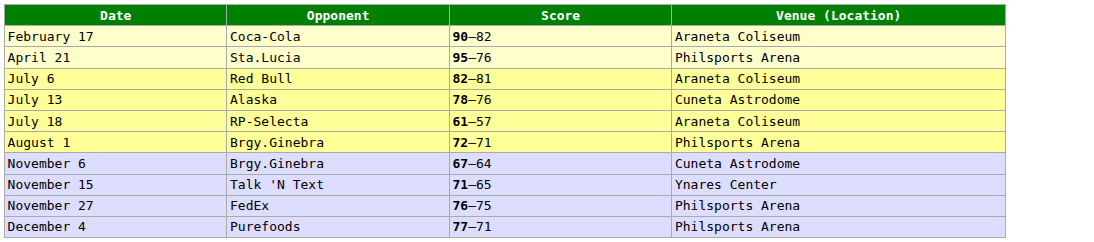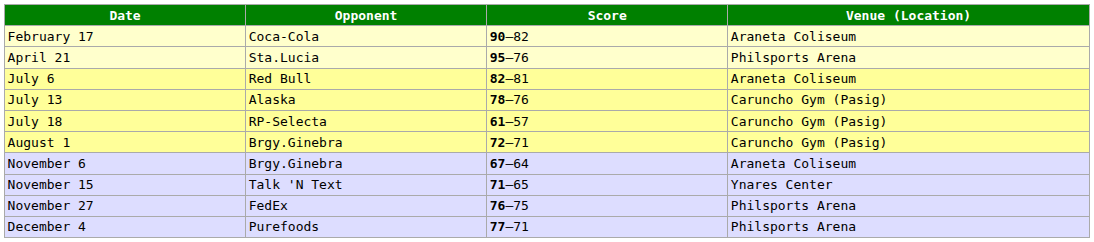(738, 100) Cuneta Astrodome -> (809, 100) Caruncho Gym (Pasig)
(738, 121) Araneta Coliseum -> (809, 121) Caruncho Gym (Pasig)
(738, 142) Philsports Arena -> (809, 142) Caruncho Gym (Pasig)
(738, 163) Cuneta Astrodome -> (793, 163) Araneta Coliseum
